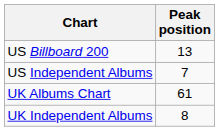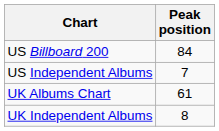(185, 51) 13 -> (185, 51) 84
